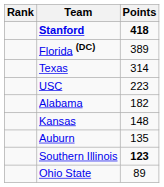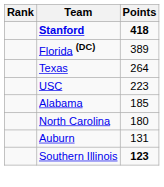(139, 68) 314 -> (139, 68) 264
(139, 103) 182 -> (139, 103) 185
+ row: (75, 121)
- row: (57, 121)
(139, 138) 135 -> (139, 138) 131
- row: (65, 173)
